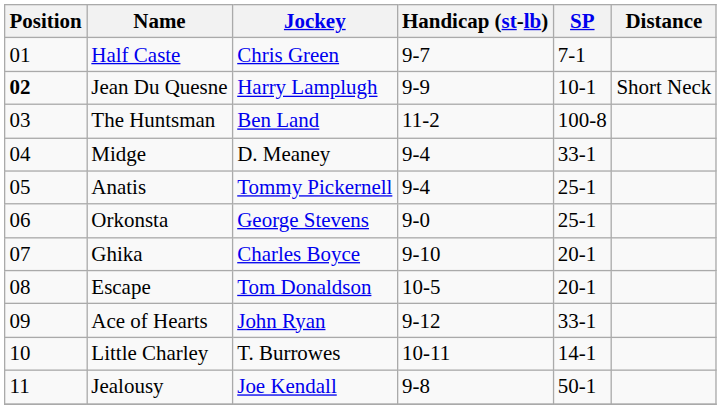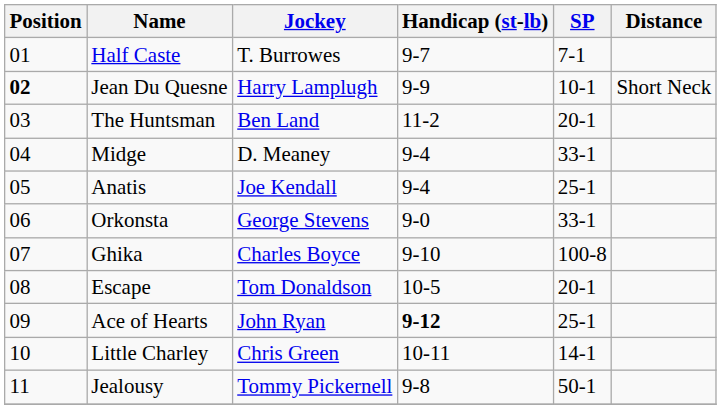(288, 54) Chris Green -> (289, 54) T. Burrowes
(582, 120) 100-8 -> (577, 120) 20-1
(315, 187) Tommy Pickernell -> (287, 187) Joe Kendall
(577, 220) 25-1 -> (577, 220) 33-1
(577, 253) 20-1 -> (582, 253) 100-8
(421, 320) normal -> (421, 320) bold
(577, 320) 33-1 -> (577, 320) 25-1
(289, 353) T. Burrowes -> (288, 353) Chris Green
(287, 386) Joe Kendall -> (315, 386) Tommy Pickernell
